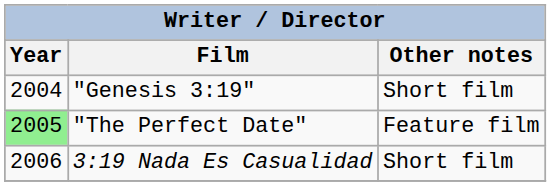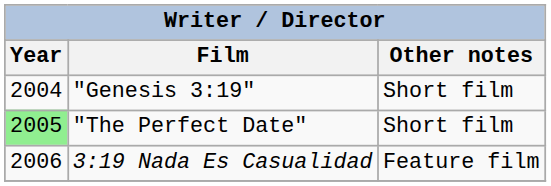(461, 128) Feature film -> (448, 128) Short film
(448, 163) Short film -> (461, 163) Feature film
